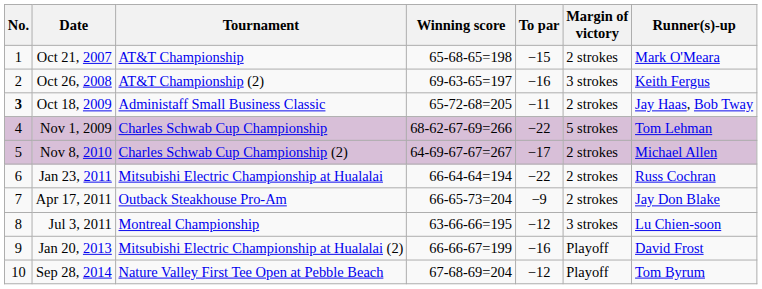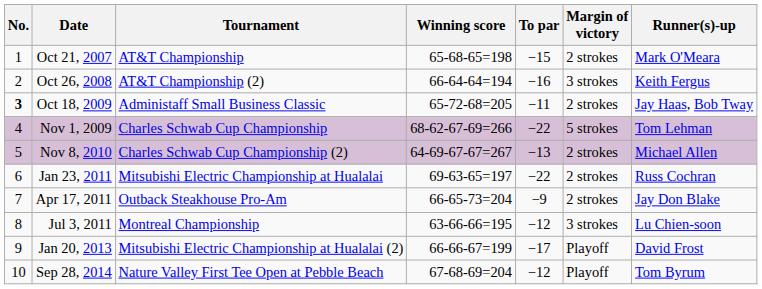(471, 81) 69-63-65=197 -> (471, 81) 66-64-64=194
(539, 152) −17 -> (539, 152) −13
(471, 176) 66-64-64=194 -> (471, 176) 69-63-65=197
(539, 247) −16 -> (539, 247) −17
